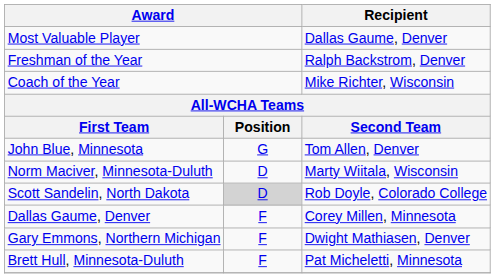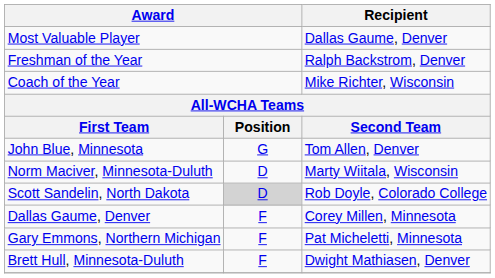(387, 238) Dwight Mathiasen, Denver -> (383, 238) Pat Micheletti, Minnesota
(383, 261) Pat Micheletti, Minnesota -> (387, 261) Dwight Mathiasen, Denver
